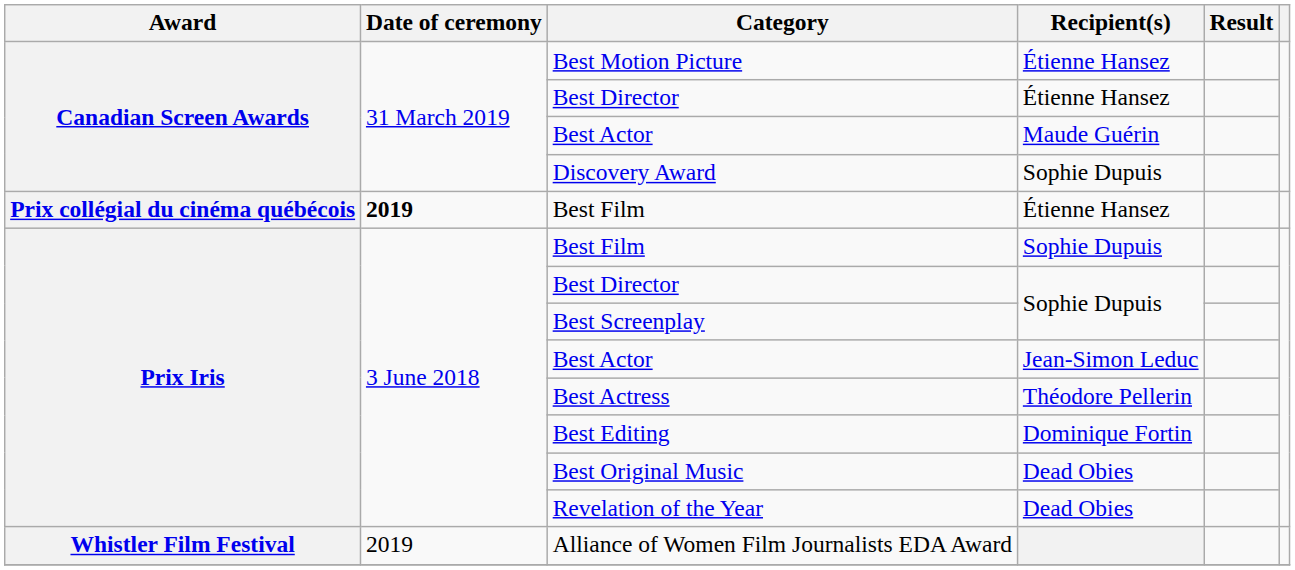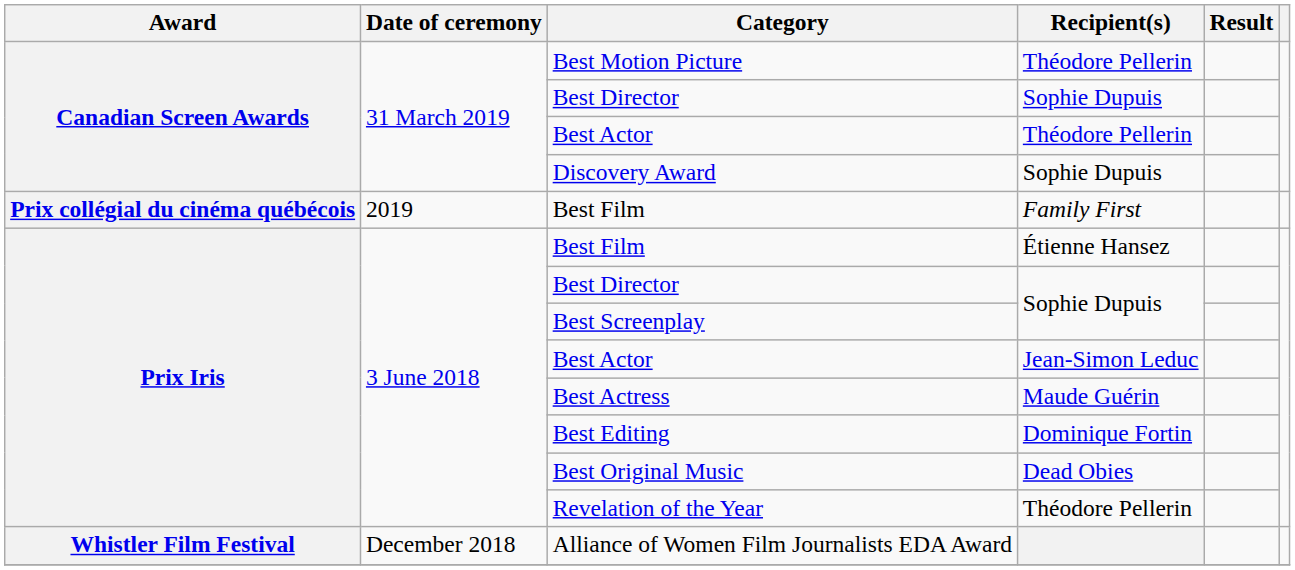(1096, 60) Étienne Hansez -> (1107, 60) Théodore Pellerin
(1096, 97) Étienne Hansez -> (1092, 97) Sophie Dupuis
(1091, 135) Maude Guérin -> (1107, 135) Théodore Pellerin
(389, 209) bold -> (389, 209) normal
(1096, 209) Étienne Hansez -> (1082, 209) Family First
(1092, 246) Sophie Dupuis -> (1096, 246) Étienne Hansez
(1107, 396) Théodore Pellerin -> (1091, 396) Maude Guérin
(1078, 508) Dead Obies -> (1107, 508) Théodore Pellerin
(389, 545) 2019 -> (441, 545) December 2018
